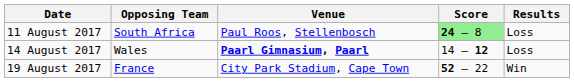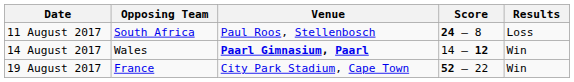(461, 32) lightgreen background -> (461, 32) no background
(520, 50) Loss -> (517, 50) Win
